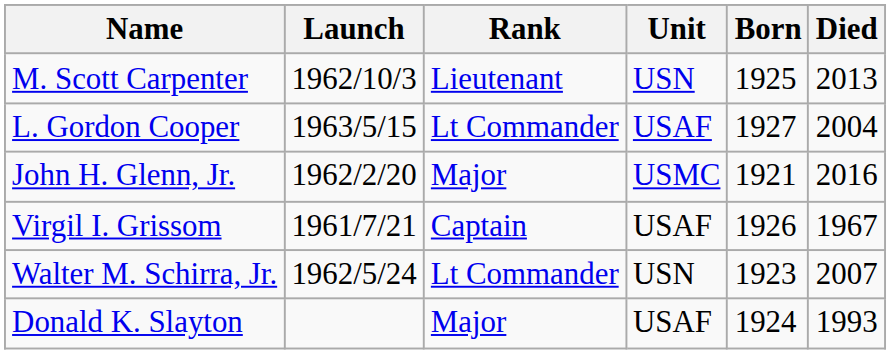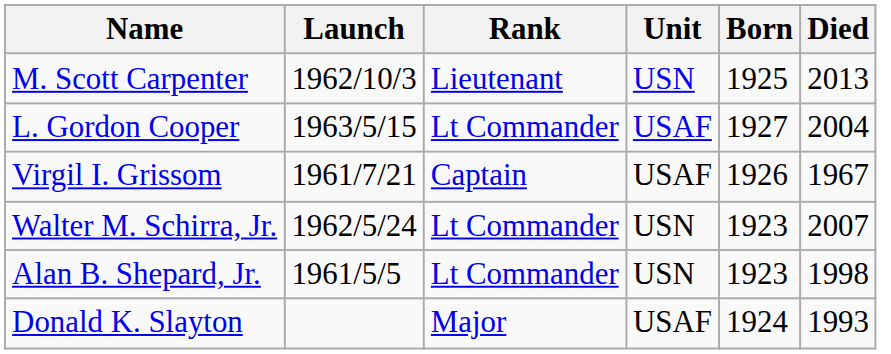- row: (124, 175)
+ row: (136, 273)
